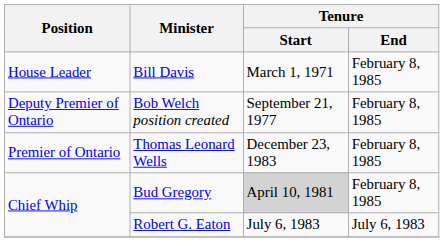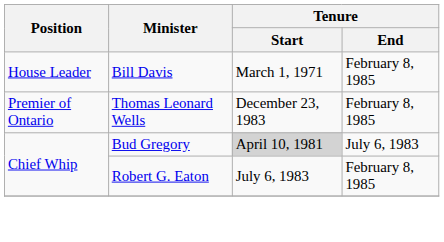- row: (181, 112)
(386, 192) February 8, 1985 -> (382, 144) July 6, 1983
(388, 224) July 6, 1983 -> (380, 176) February 8, 1985
